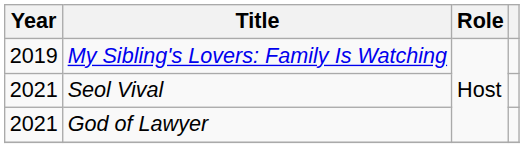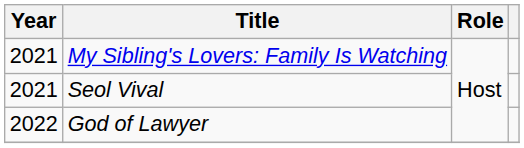(34, 55) 2019 -> (34, 55) 2021
(34, 124) 2021 -> (34, 124) 2022
